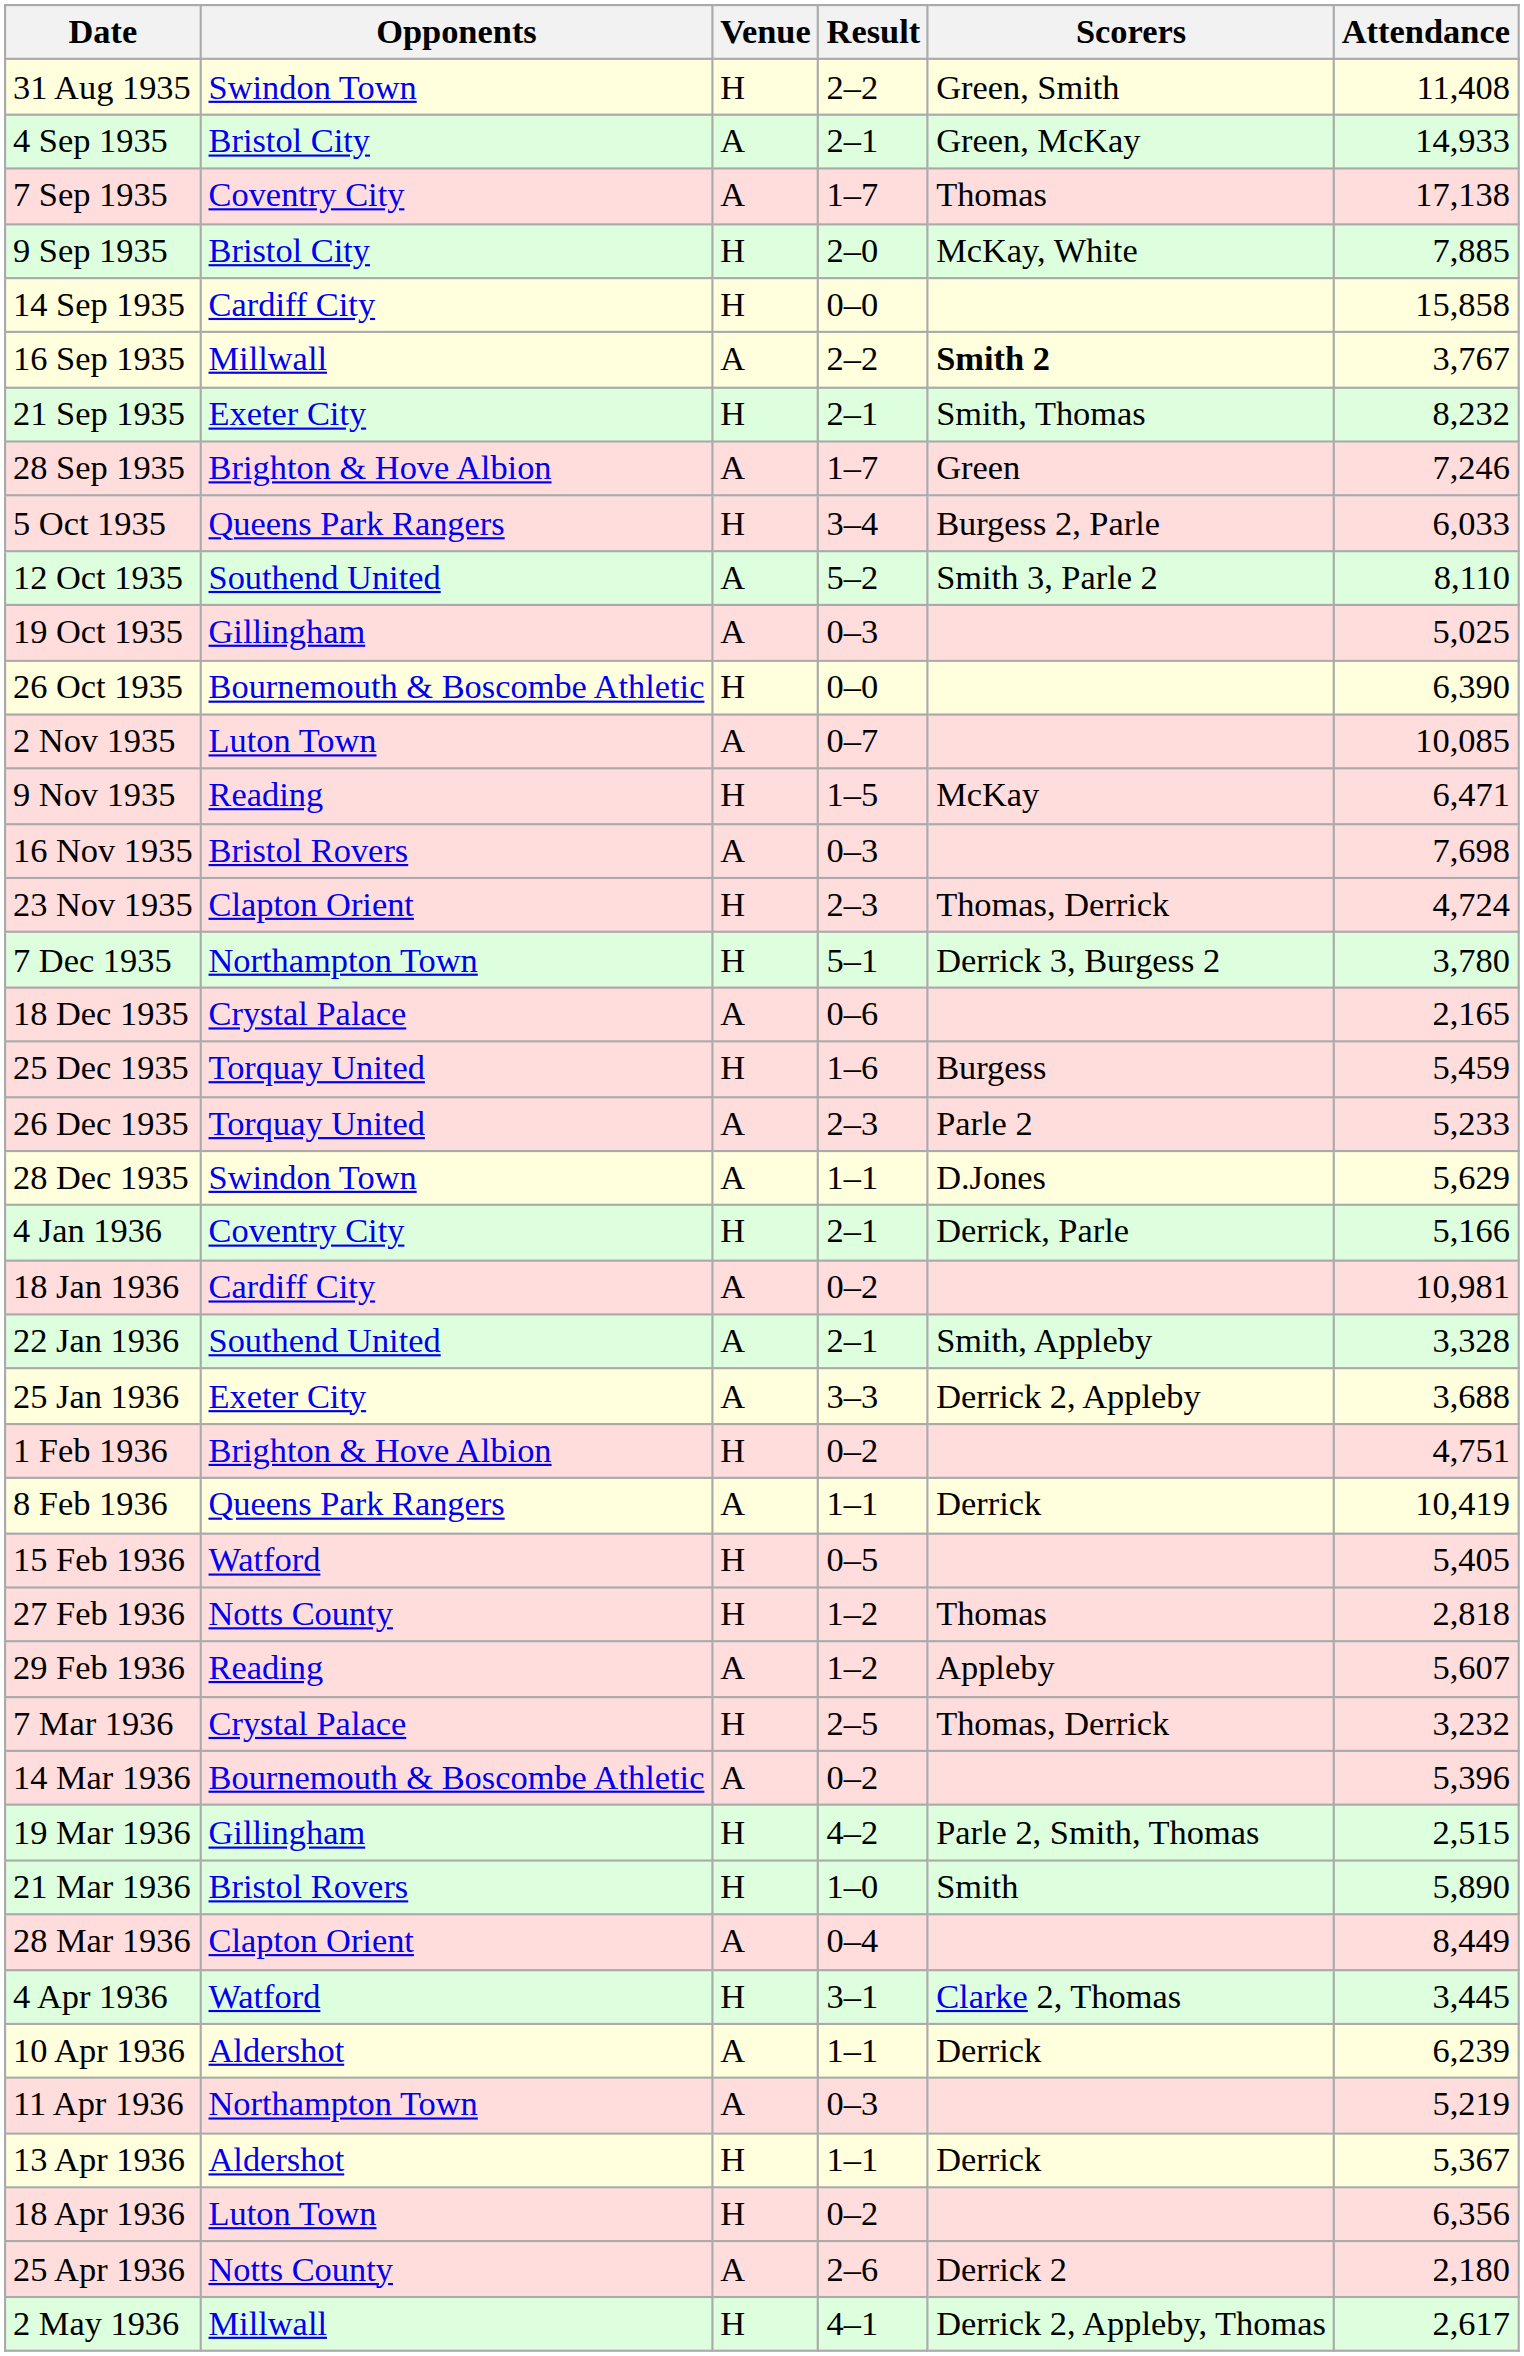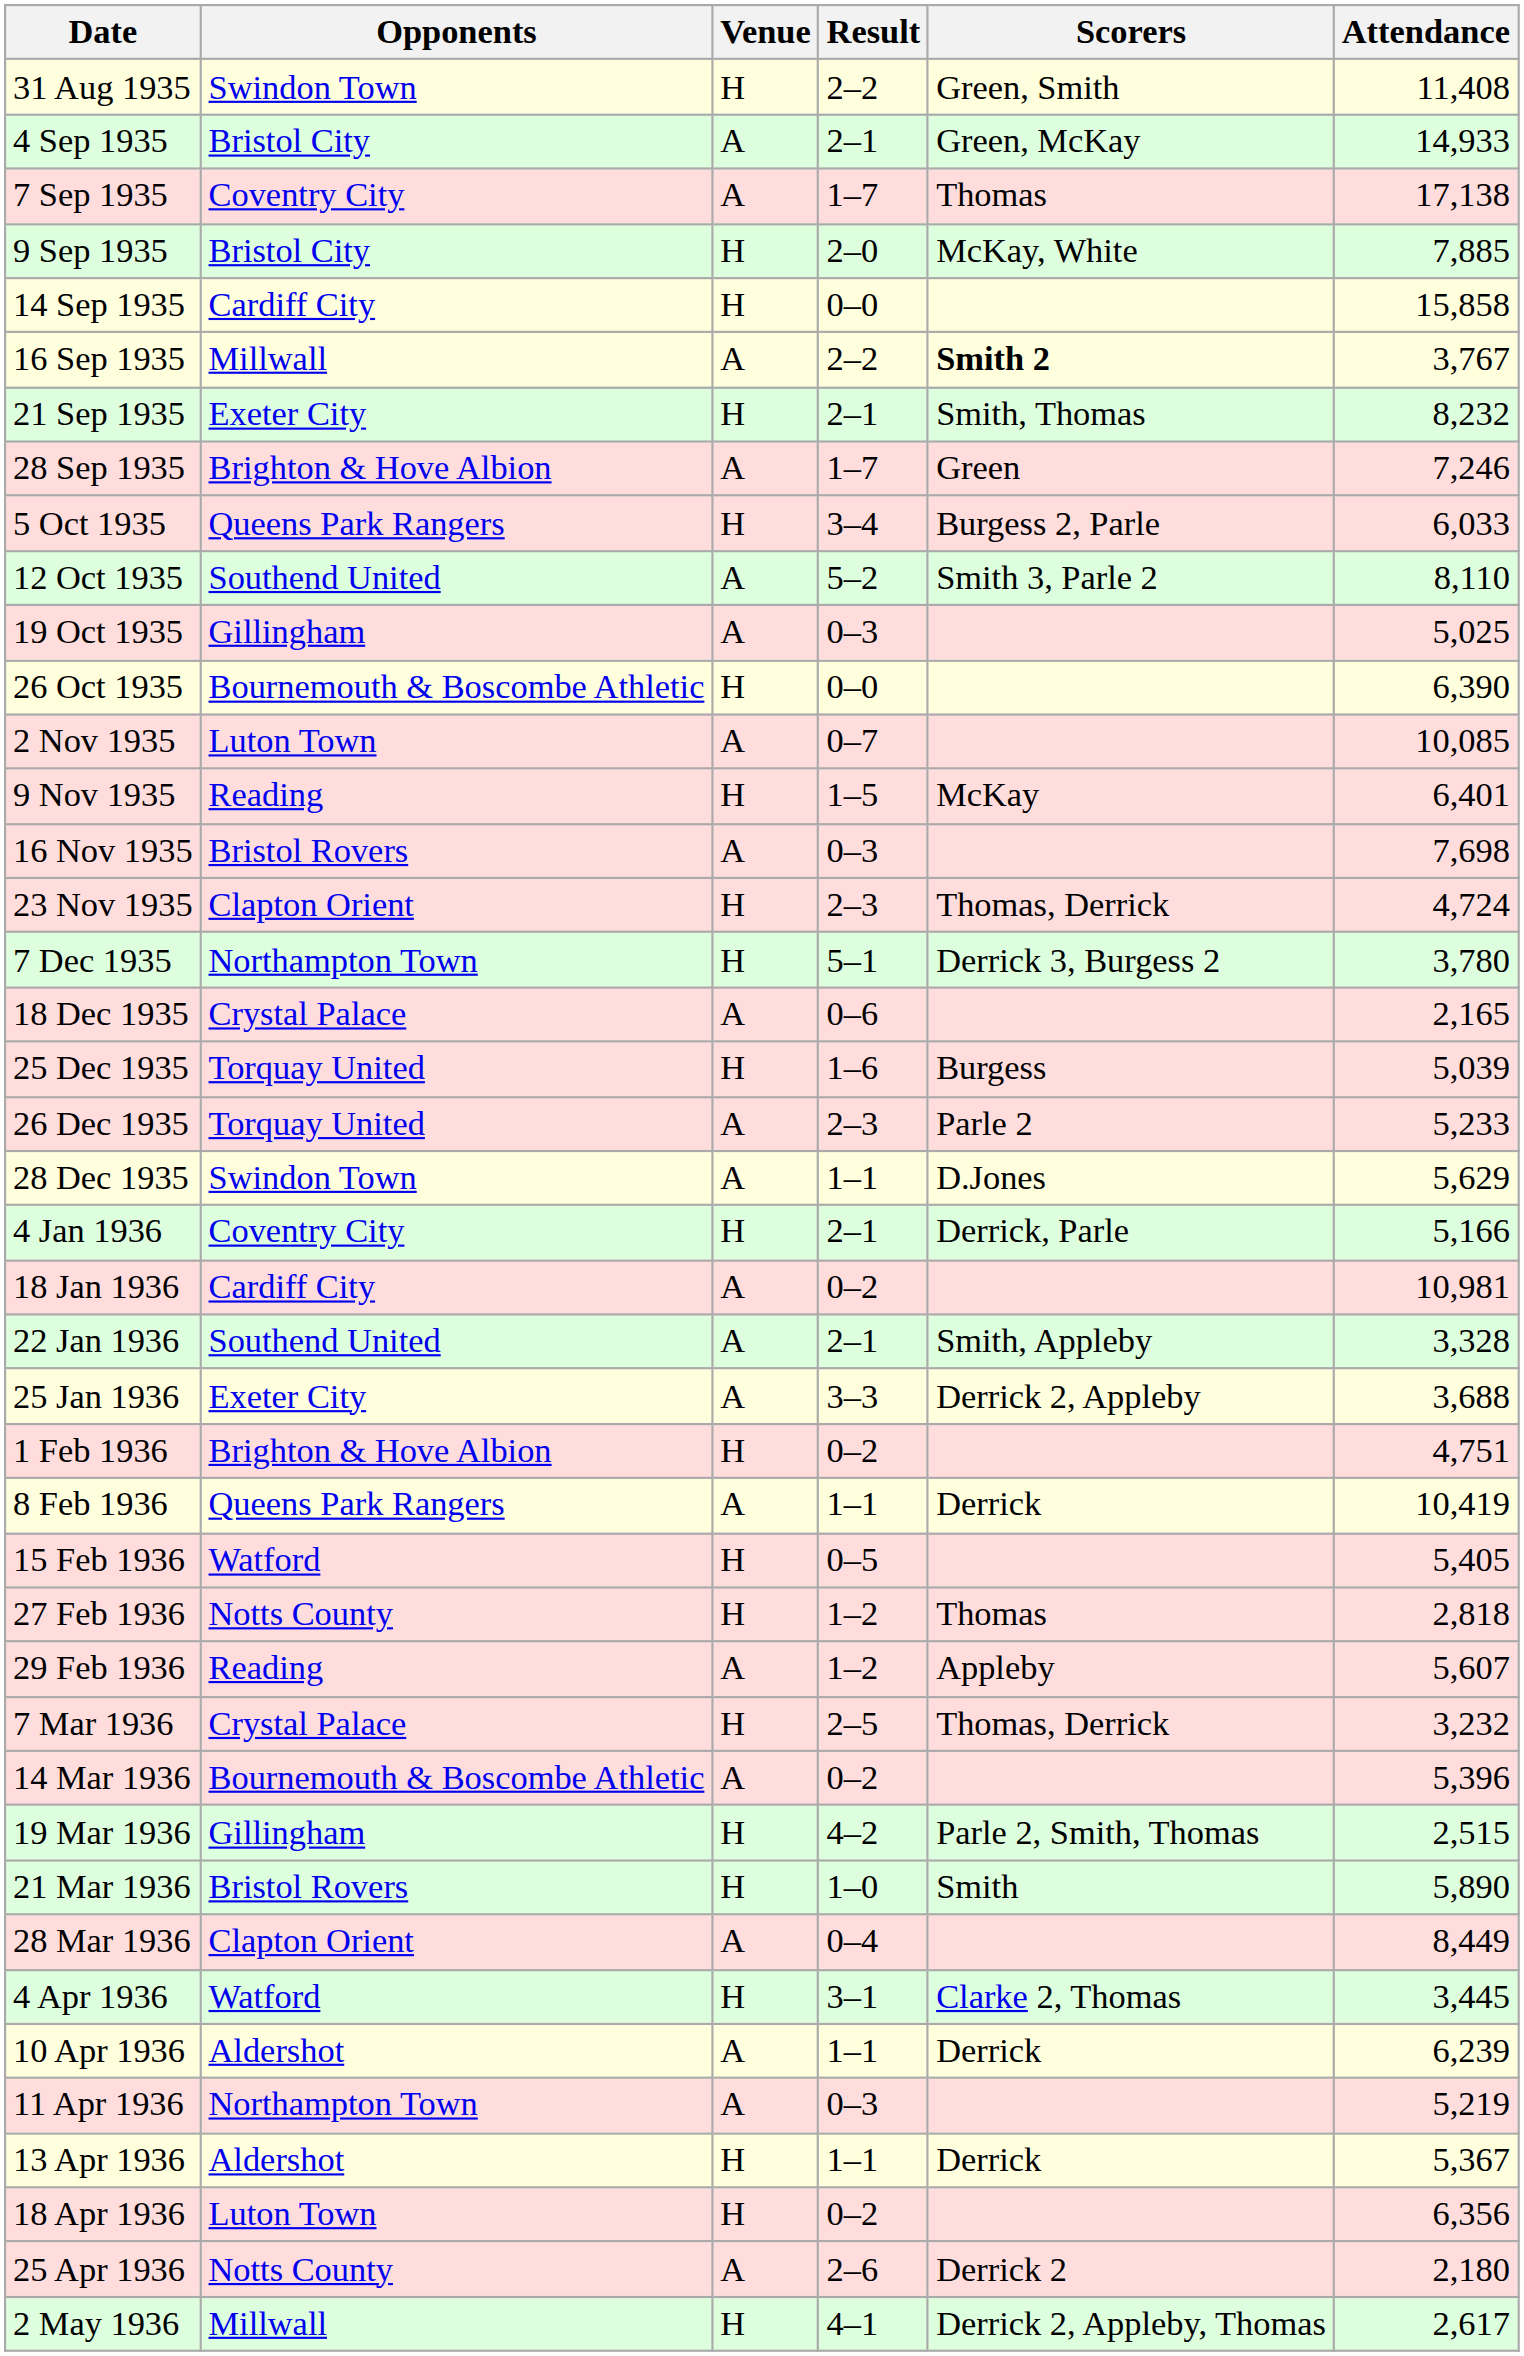(1471, 795) 6,471 -> (1471, 795) 6,401
(1471, 1068) 5,459 -> (1471, 1068) 5,039
